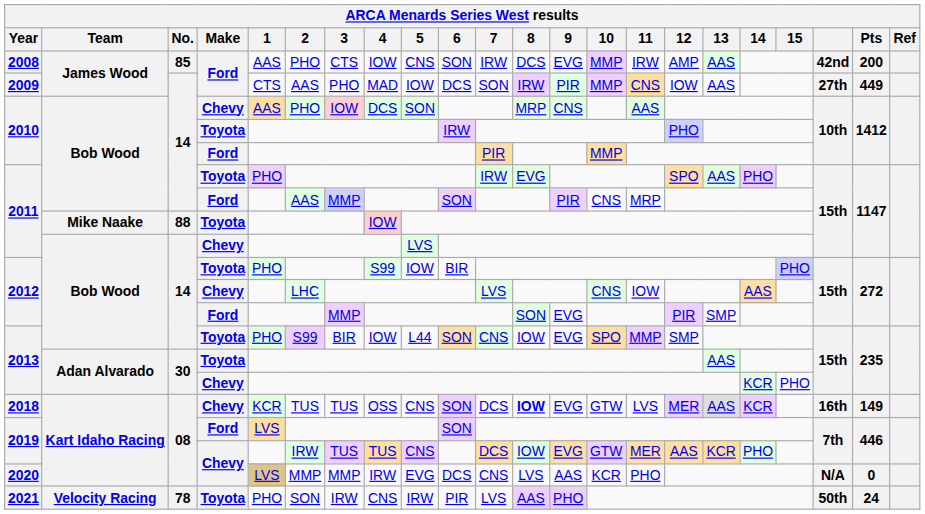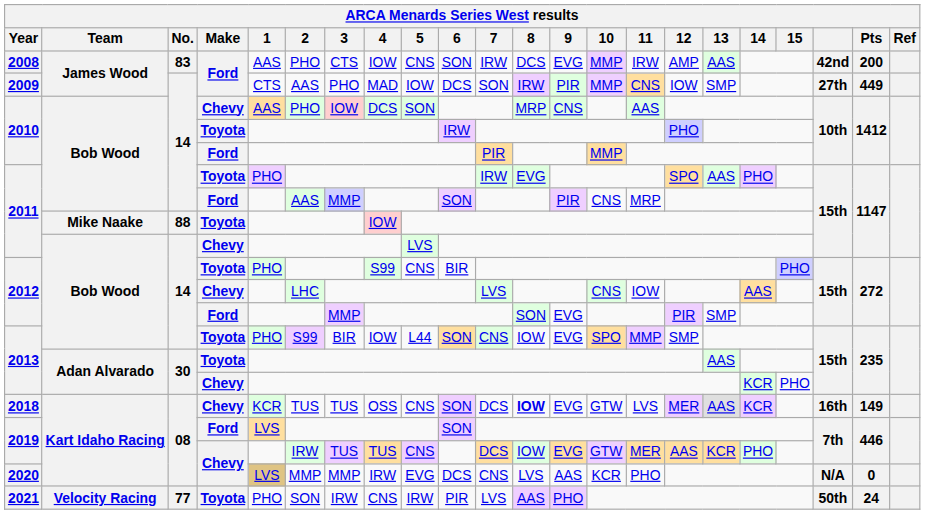(183, 62) 85 -> (183, 62) 83
(721, 85) AAS -> (721, 85) SMP
(420, 268) IOW -> (420, 268) CNS
(183, 498) 78 -> (183, 498) 77
